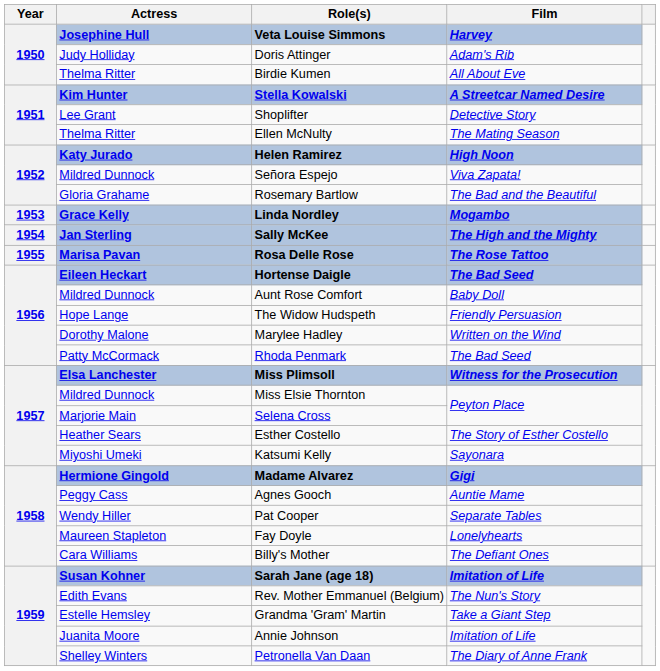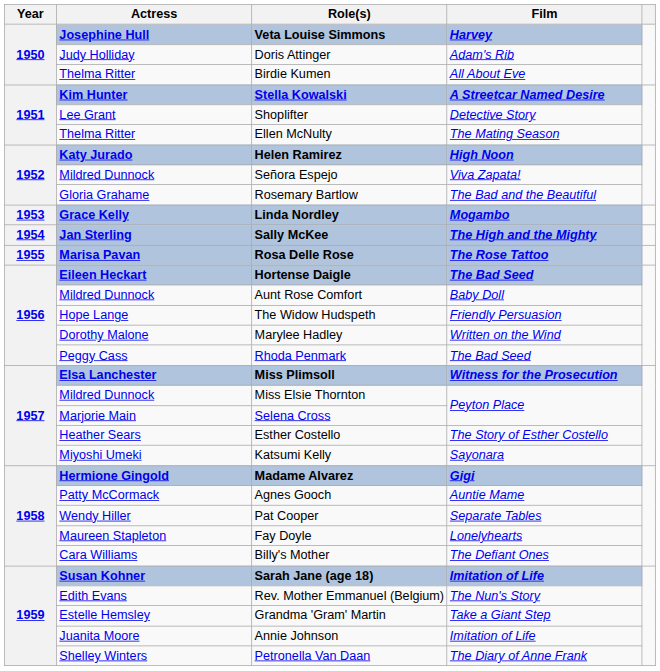(109, 355) Patty McCormack -> (93, 355) Peggy Cass
(93, 495) Peggy Cass -> (109, 495) Patty McCormack
